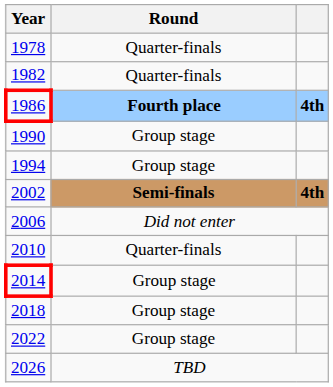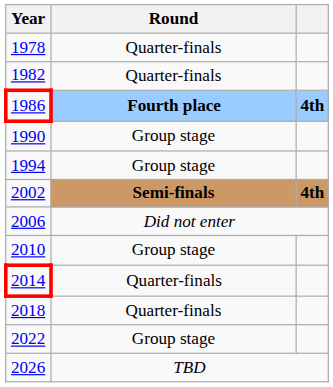(173, 250) Quarter-finals -> (173, 250) Group stage
(174, 280) Group stage -> (174, 280) Quarter-finals
(173, 310) Group stage -> (173, 310) Quarter-finals
